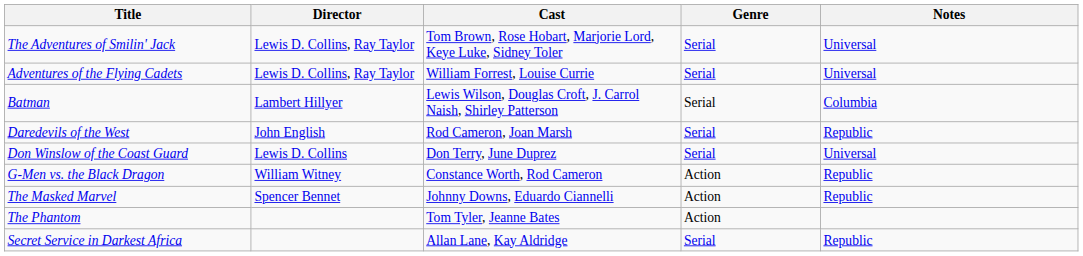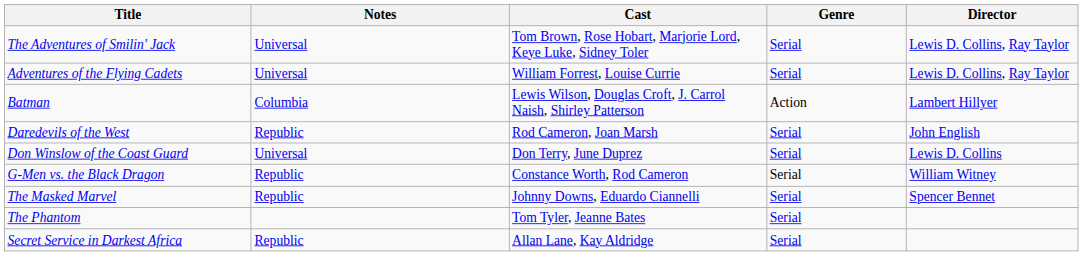columns swapped: (337, 15) <-> (949, 15)
(700, 102) Serial -> (788, 102) Action
(702, 175) Action -> (786, 175) Serial
(702, 196) Action -> (786, 196) Serial
(702, 218) Action -> (786, 218) Serial
